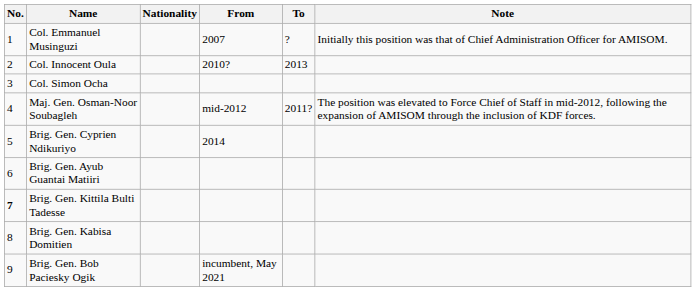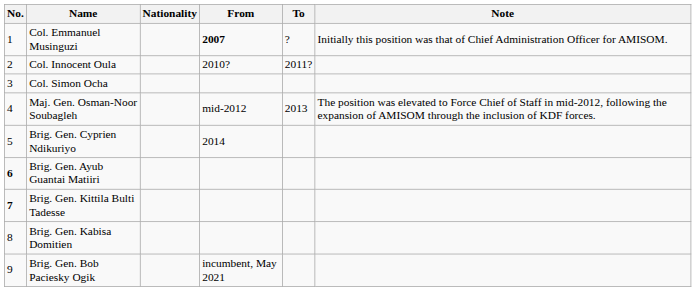(214, 39) normal -> (214, 39) bold
(296, 65) 2013 -> (299, 65) 2011?
(299, 109) 2011? -> (296, 109) 2013
(10, 173) normal -> (10, 173) bold
